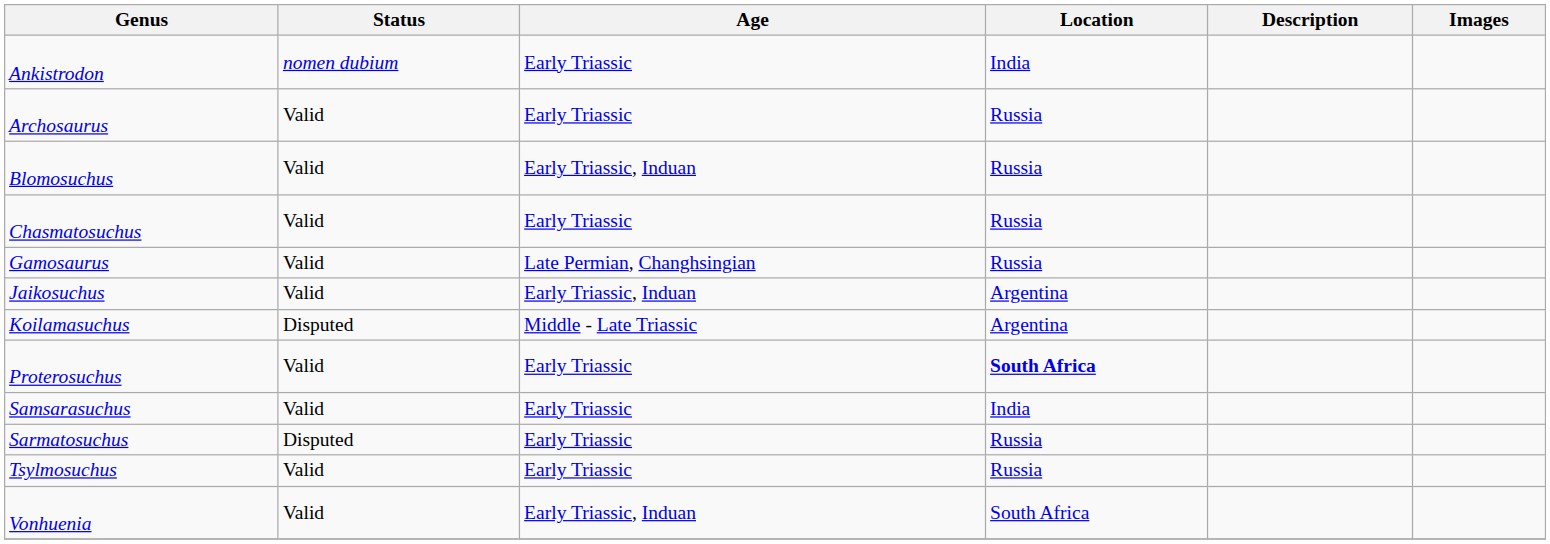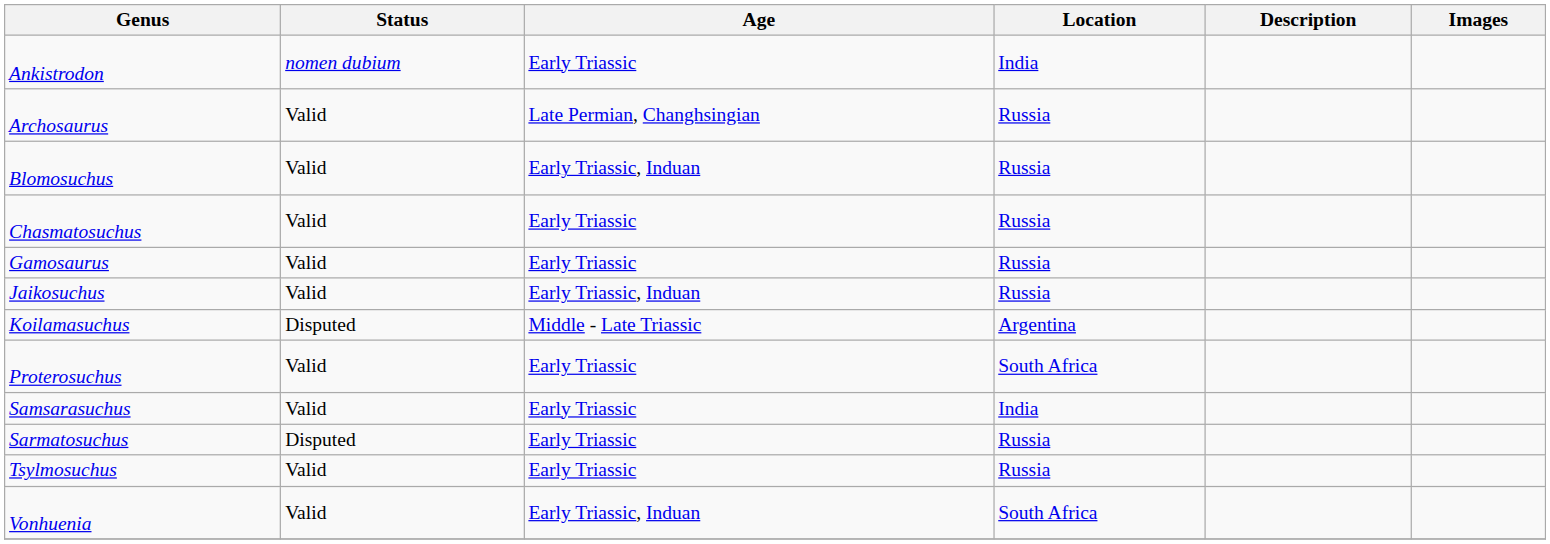(578, 114) Early Triassic -> (644, 114) Late Permian, Changhsingian
(640, 262) Late Permian, Changhsingian -> (582, 262) Early Triassic
(1029, 293) Argentina -> (1024, 293) Russia
(1043, 366) bold -> (1048, 366) normal
